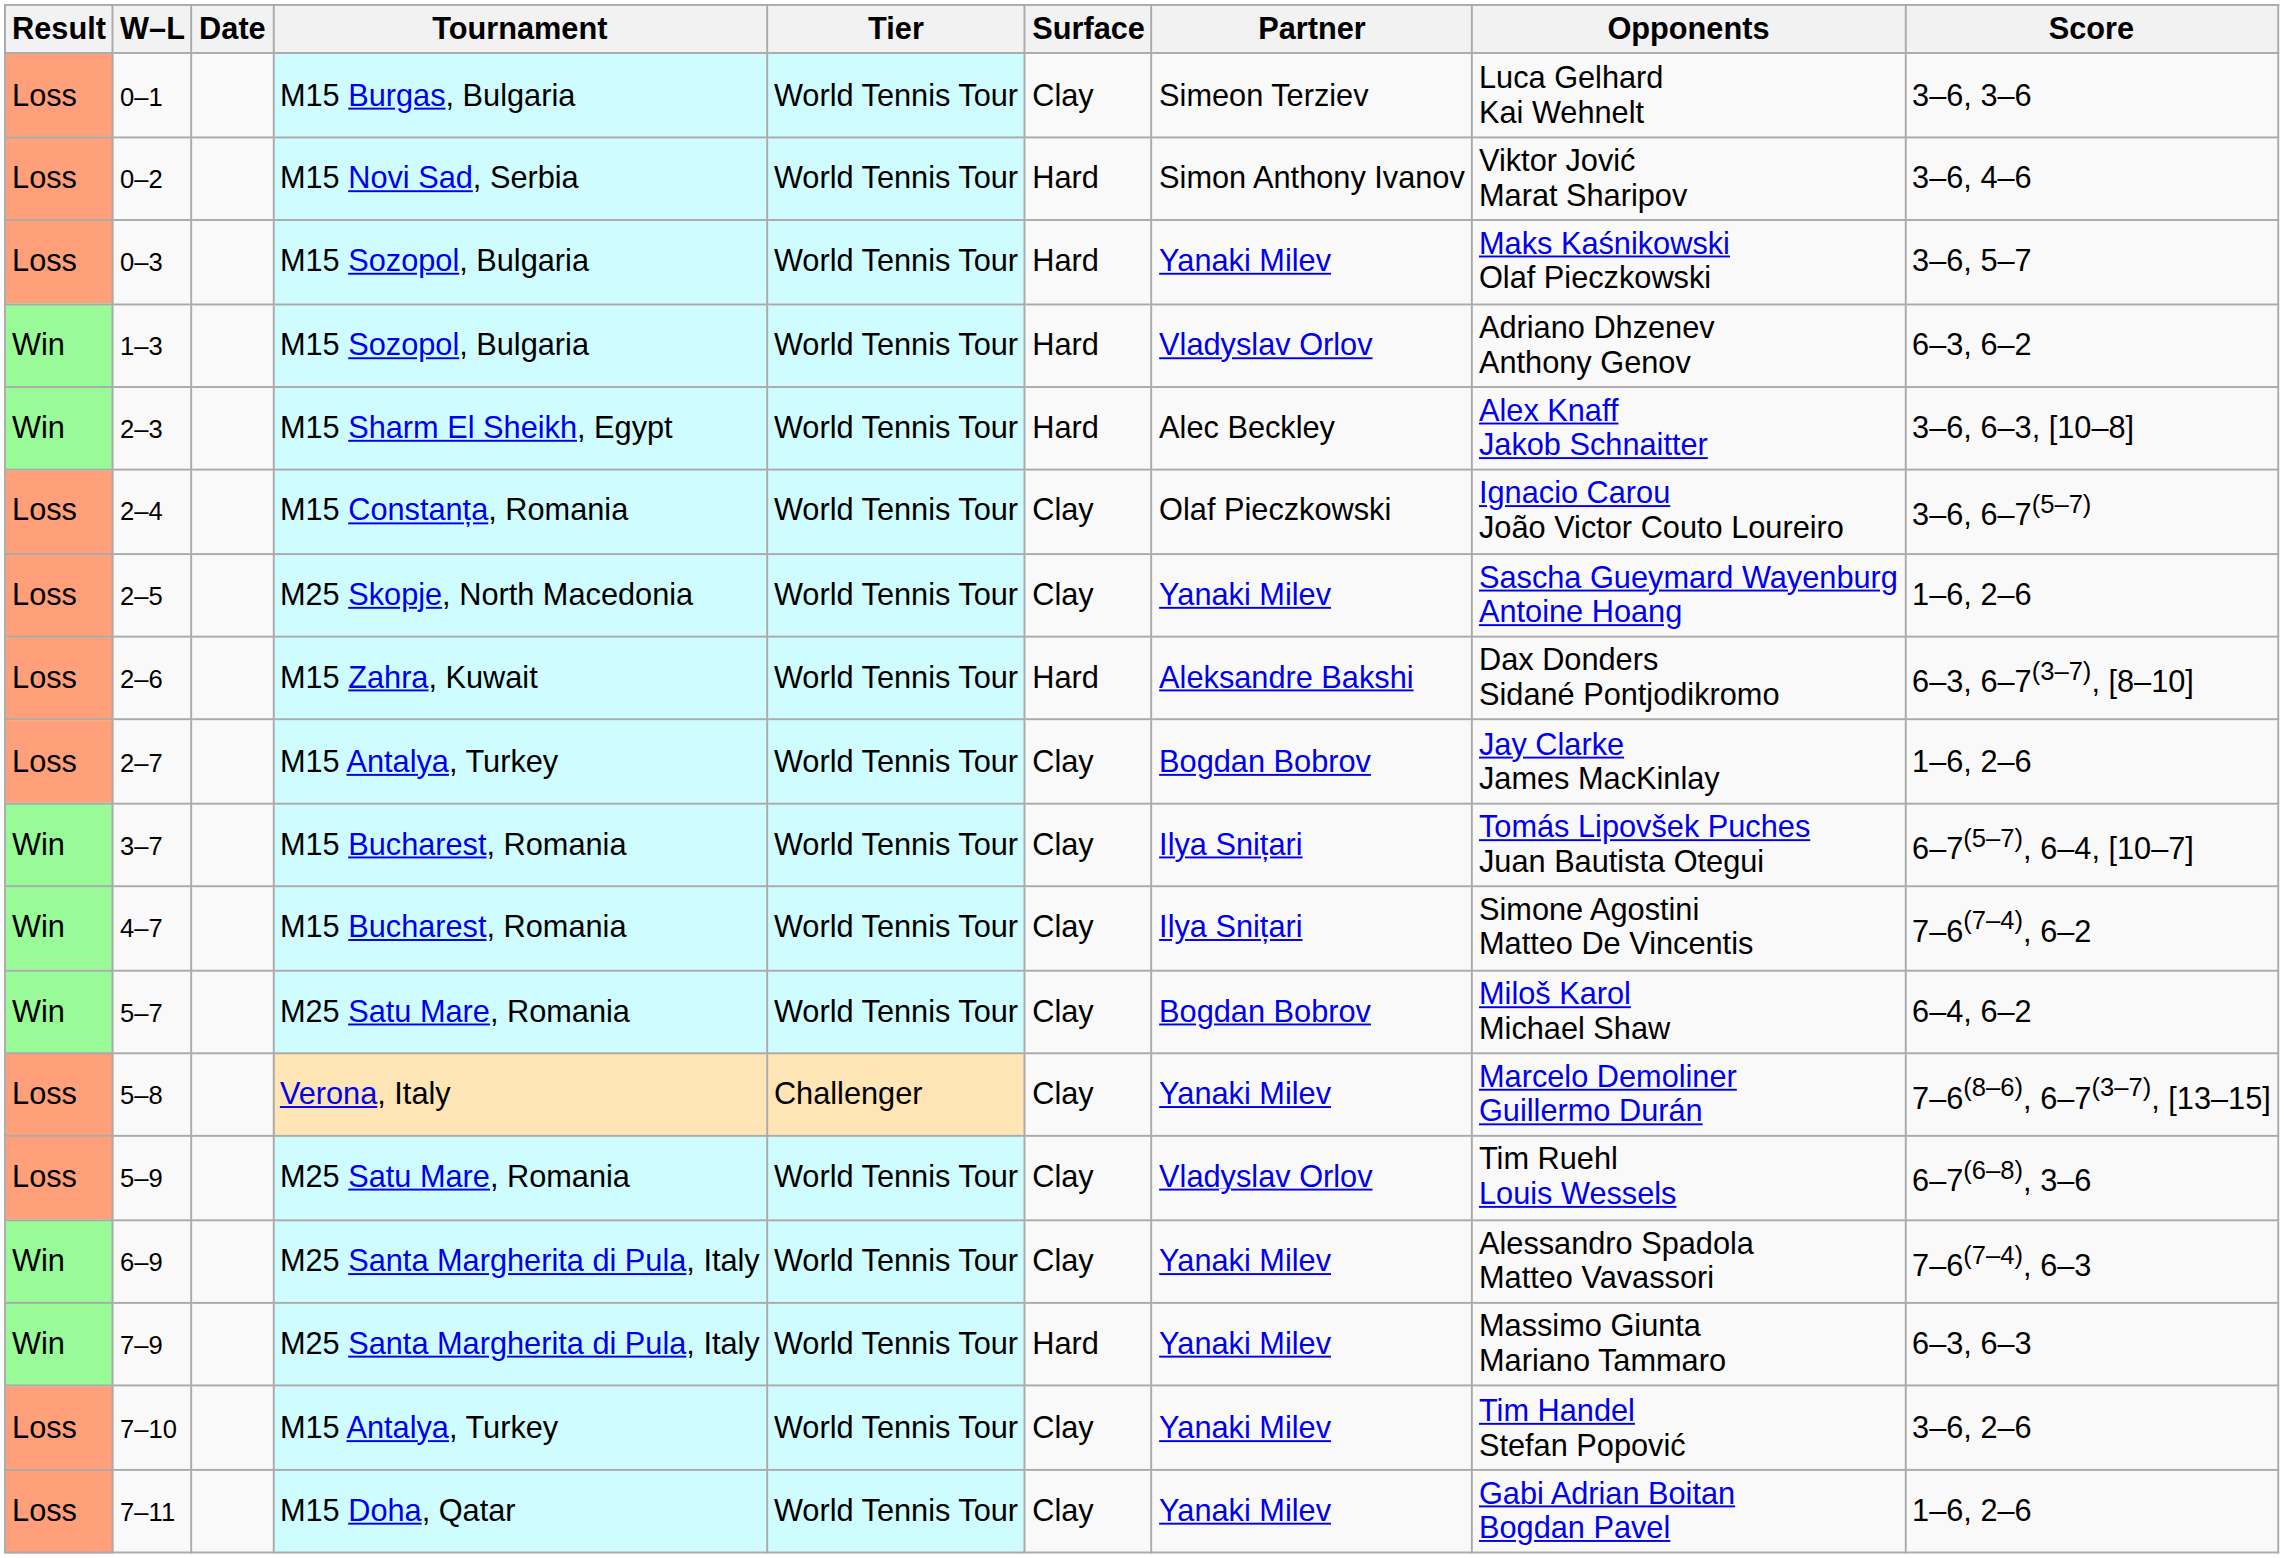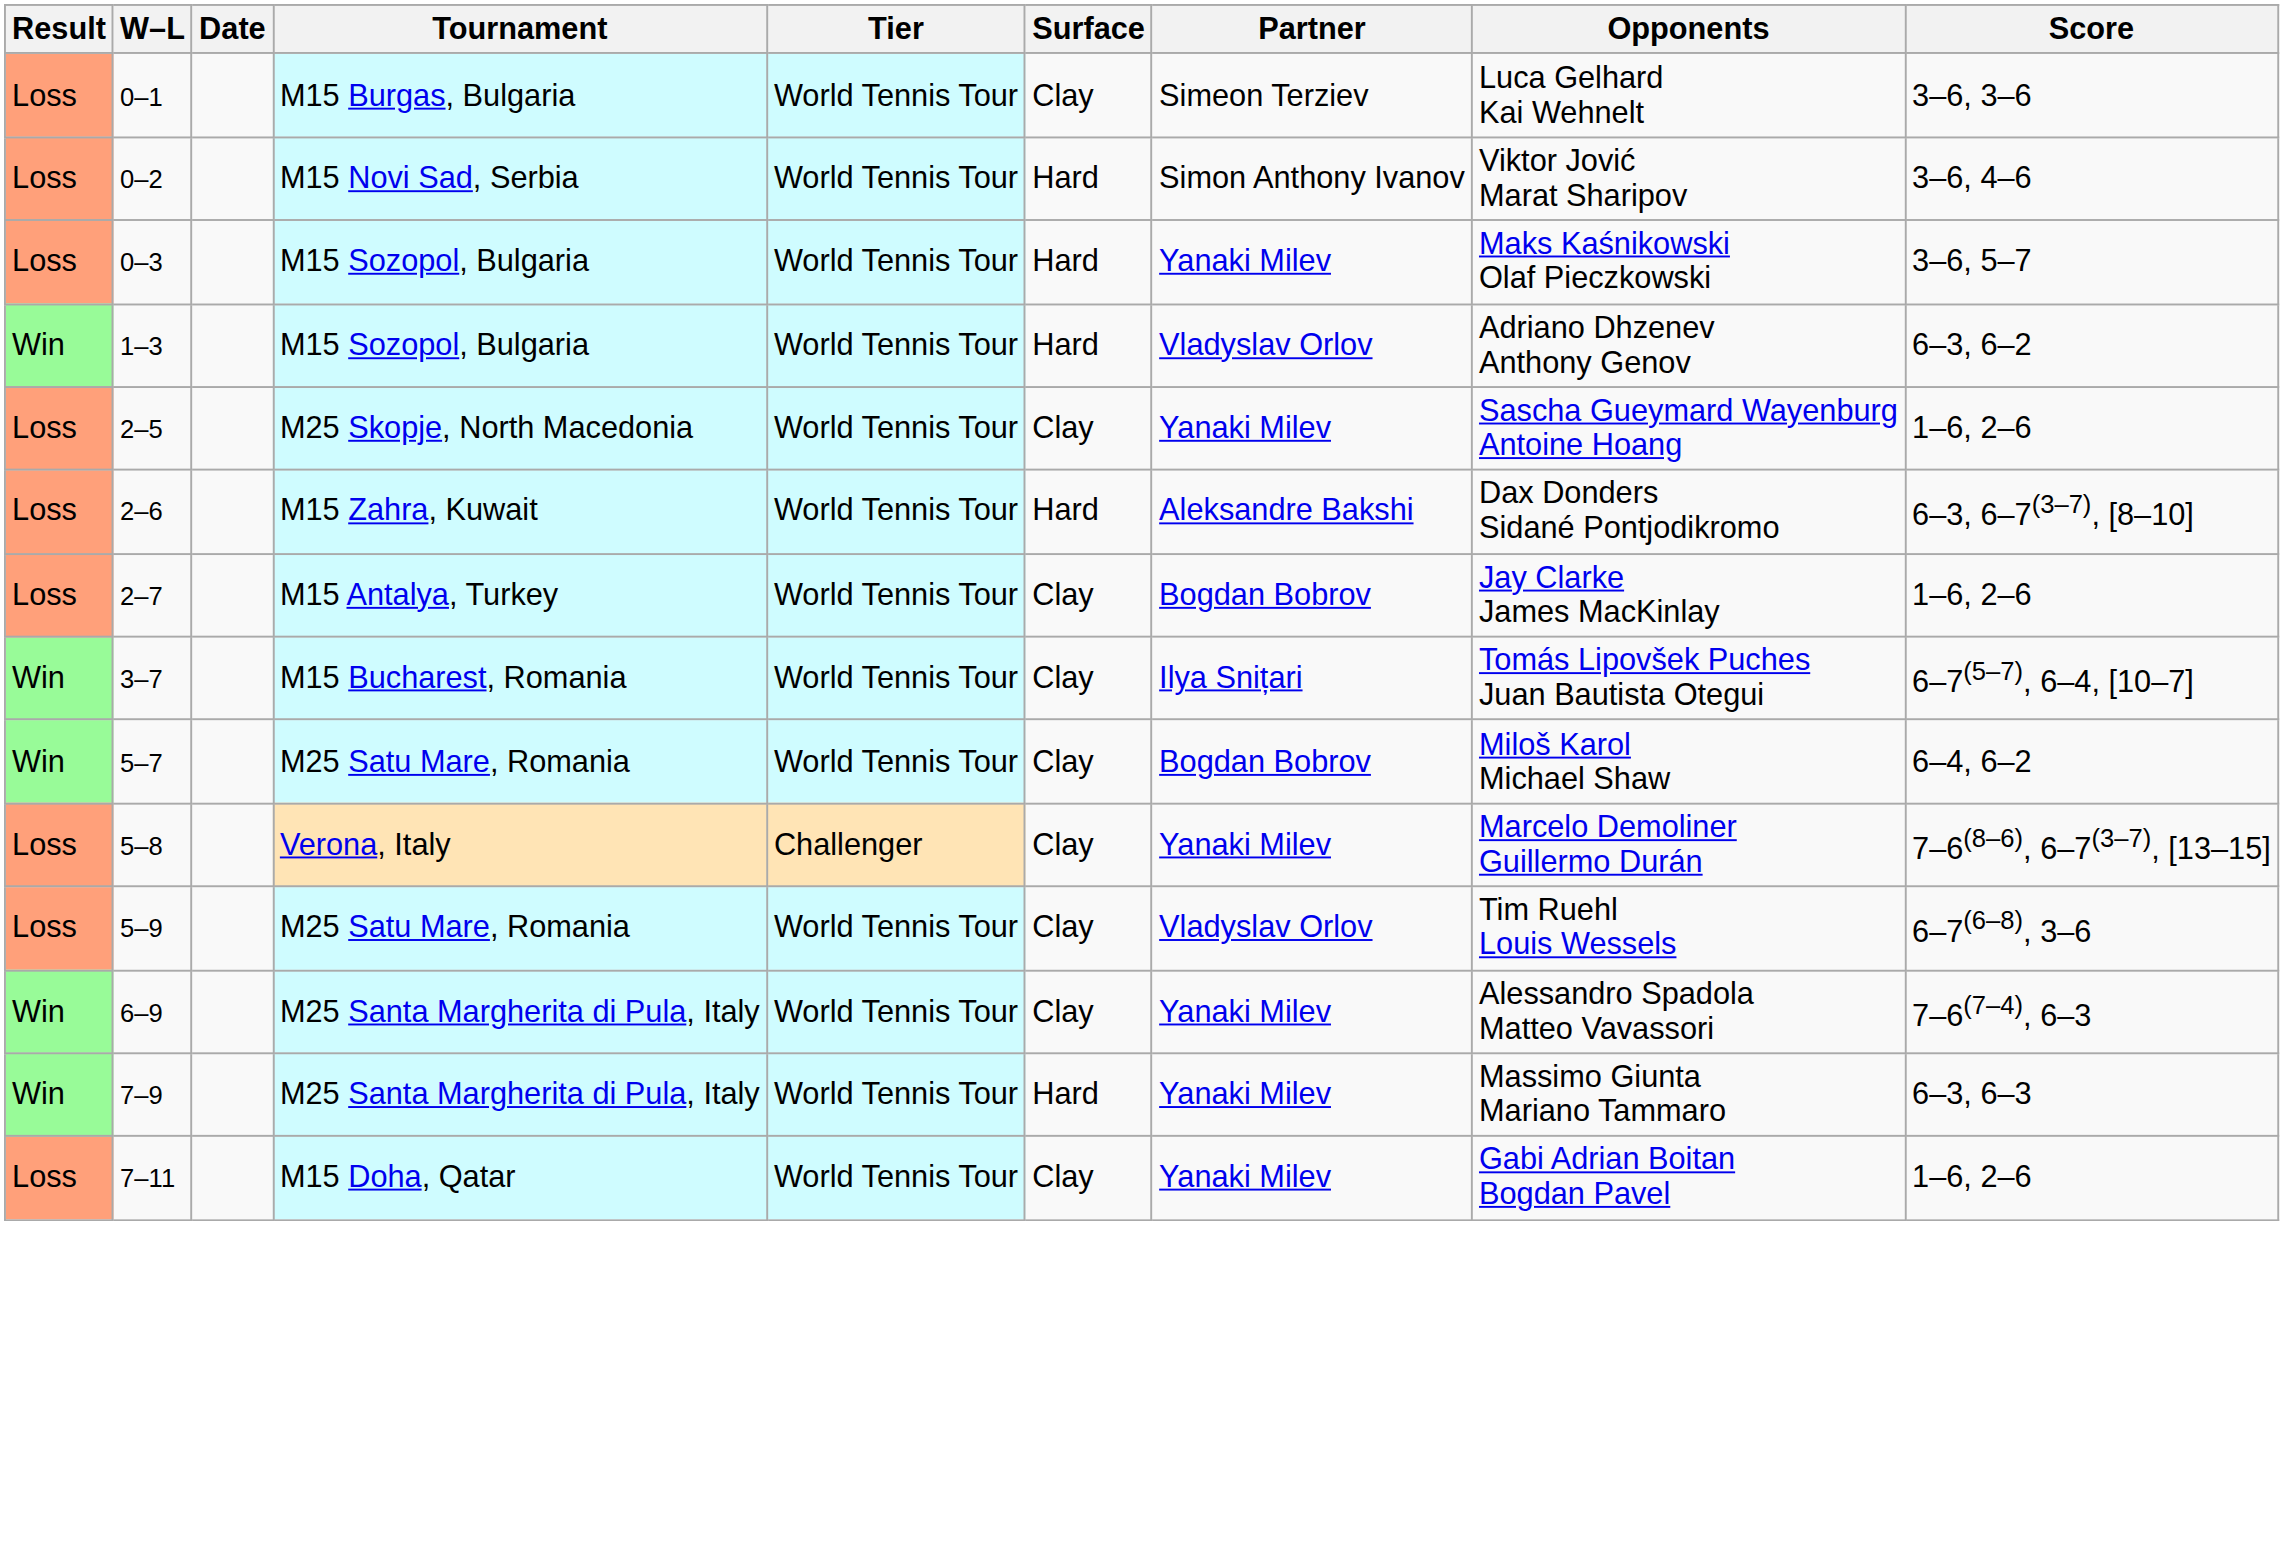- row: (141, 429)
- row: (141, 513)
- row: (141, 929)
- row: (149, 1429)
